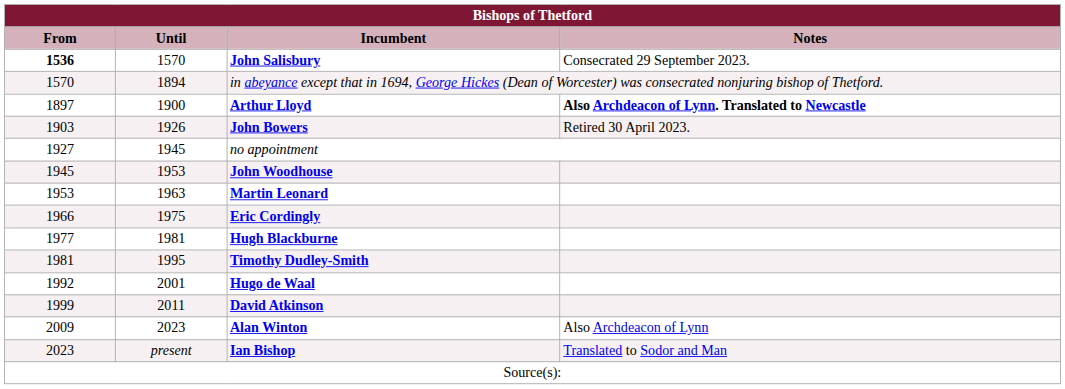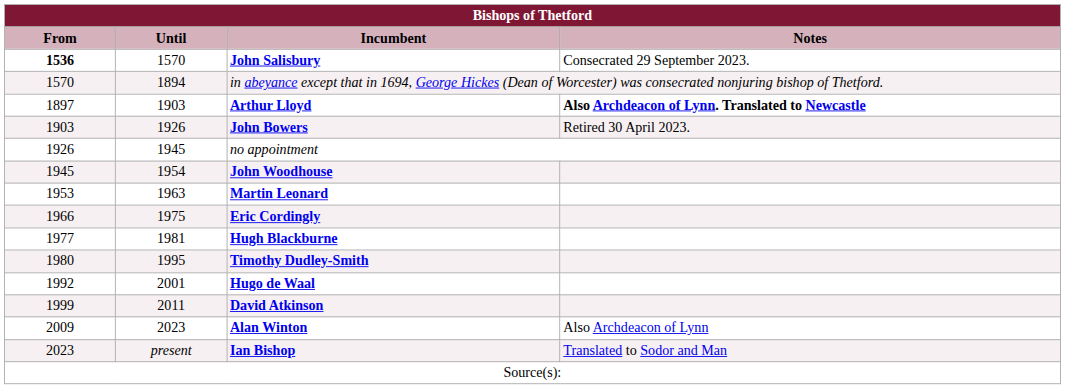(171, 104) 1900 -> (171, 104) 1903
(60, 149) 1927 -> (60, 149) 1926
(171, 171) 1953 -> (171, 171) 1954
(60, 261) 1981 -> (60, 261) 1980
